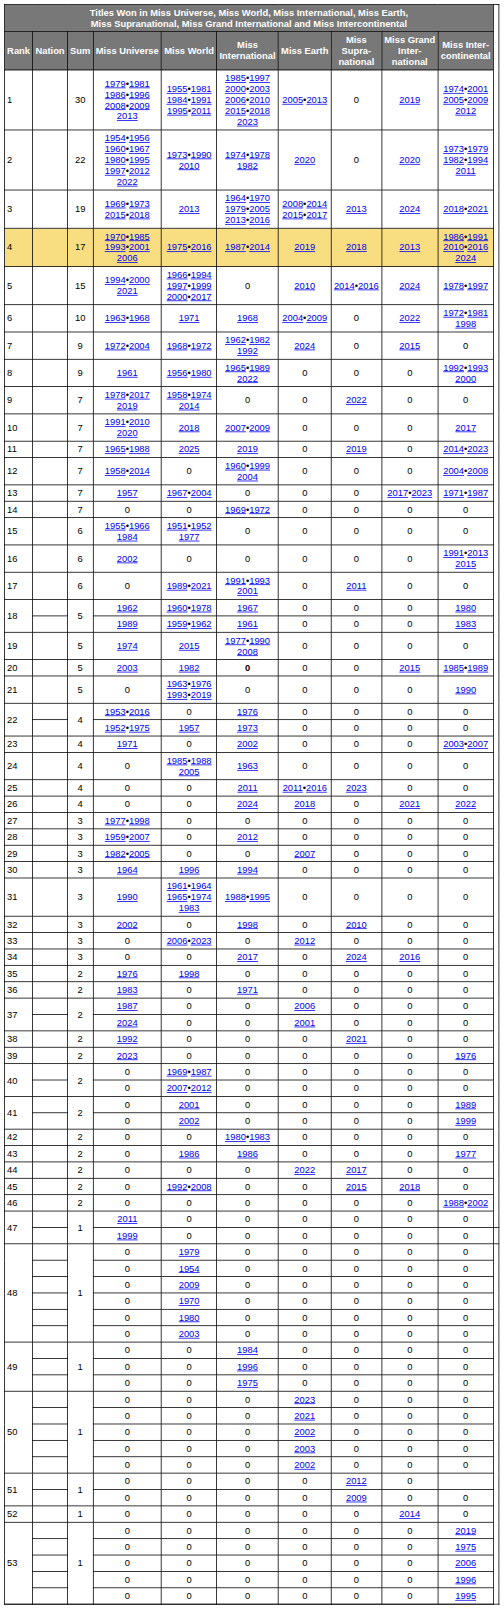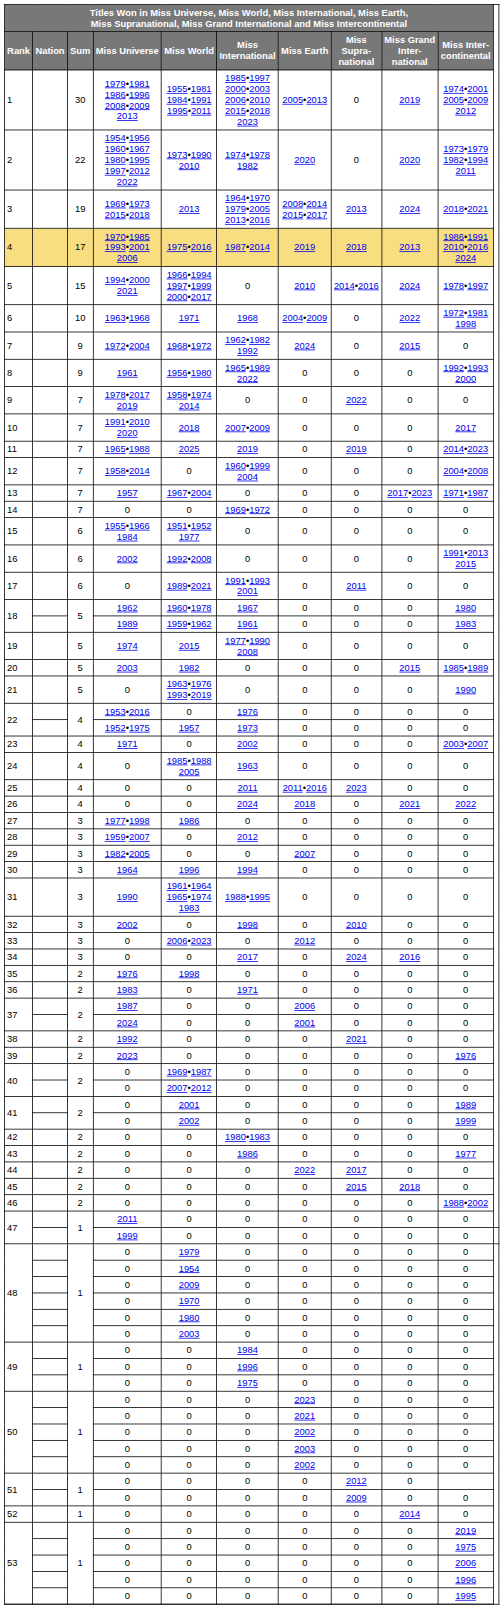(189, 559) 0 -> (189, 559) 1992•2008
(248, 668) bold -> (248, 668) normal
(189, 821) 0 -> (189, 821) 1986
(189, 1154) 1986 -> (189, 1154) 0
(189, 1186) 1992•2008 -> (189, 1186) 0
